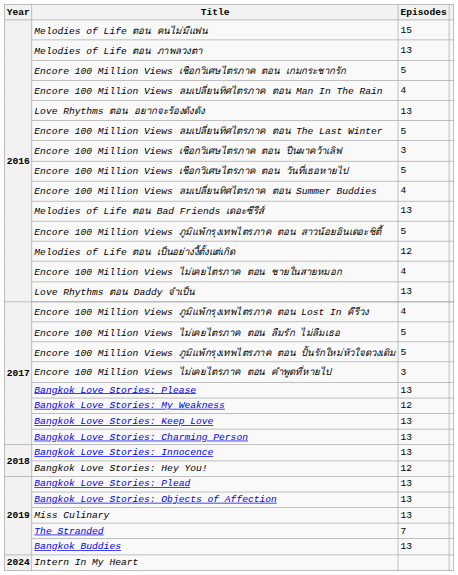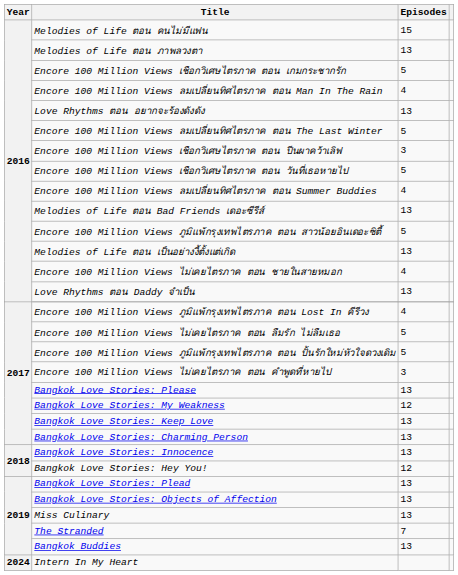(406, 251) 12 -> (406, 251) 13
